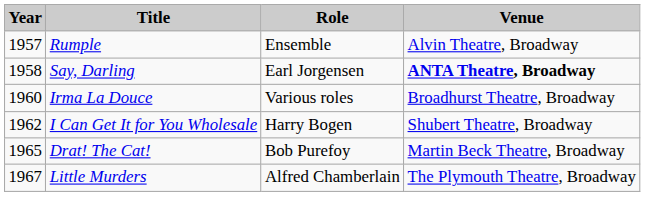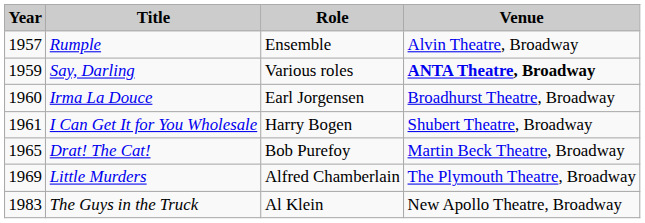(25, 71) 1958 -> (25, 71) 1959
(315, 71) Earl Jorgensen -> (309, 71) Various roles
(309, 97) Various roles -> (315, 97) Earl Jorgensen
(25, 124) 1962 -> (25, 124) 1961
(25, 177) 1967 -> (25, 177) 1969
+ row: (124, 204)
